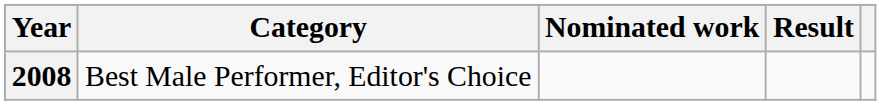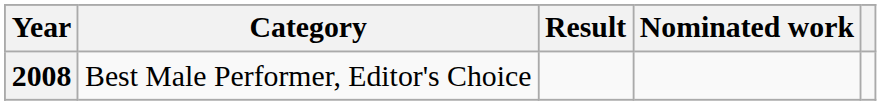columns swapped: (652, 28) <-> (813, 28)
